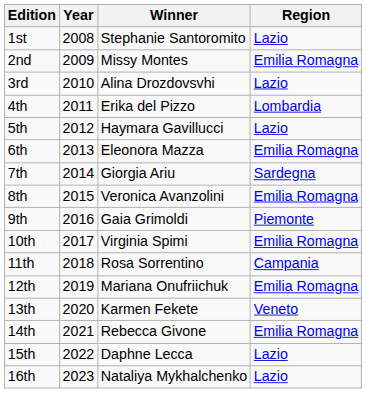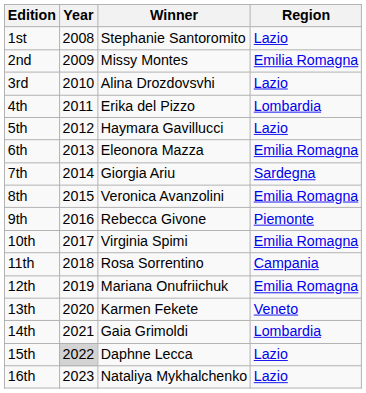(144, 219) Gaia Grimoldi -> (153, 219) Rebecca Givone
(153, 331) Rebecca Givone -> (144, 331) Gaia Grimoldi
(306, 331) Emilia Romagna -> (287, 331) Lombardia
(78, 354) no background -> (78, 354) lightgrey background
